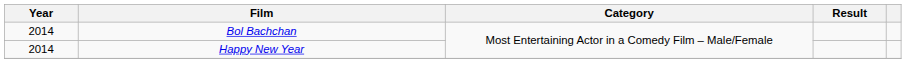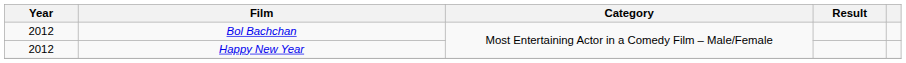(41, 31) 2014 -> (41, 31) 2012
(41, 49) 2014 -> (41, 49) 2012
